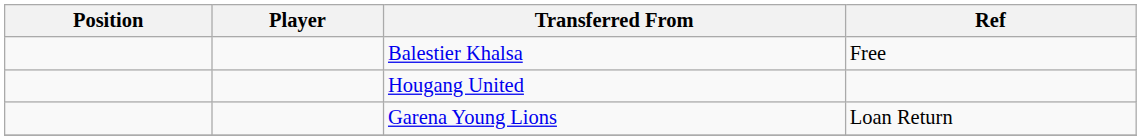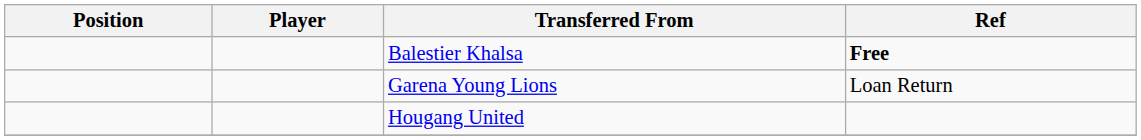(868, 53) normal -> (869, 53) bold
rows swapped: (472, 118) <-> (456, 85)
